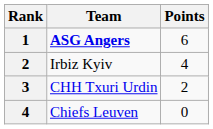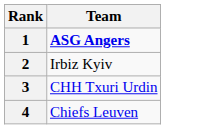- column: (184, 16)
